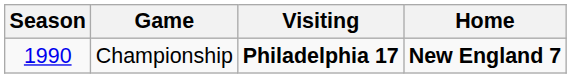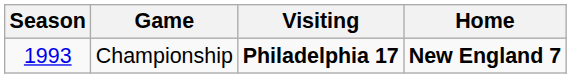(48, 55) 1990 -> (48, 55) 1993
